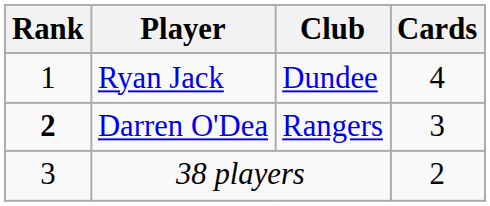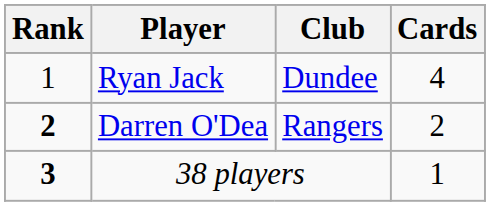(437, 126) 3 -> (437, 126) 2
(48, 175) normal -> (48, 175) bold
(437, 175) 2 -> (437, 175) 1
